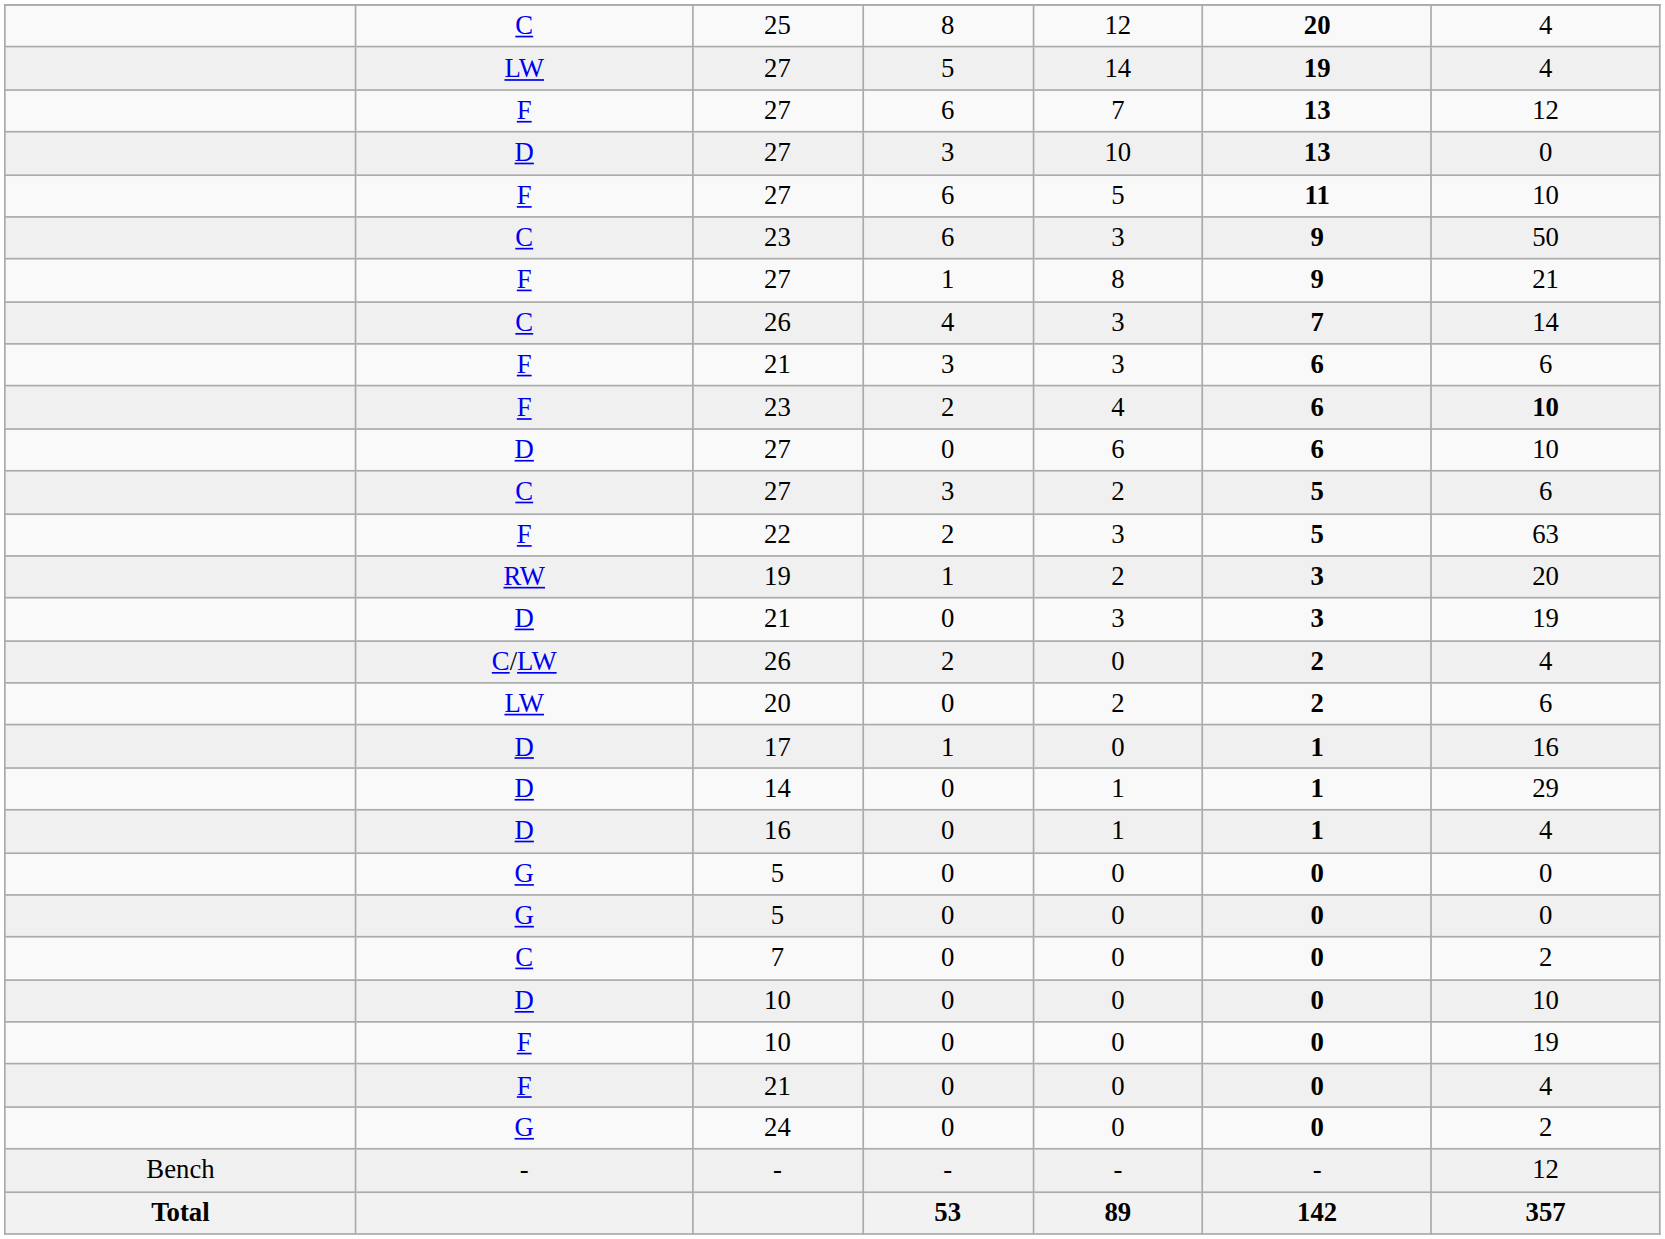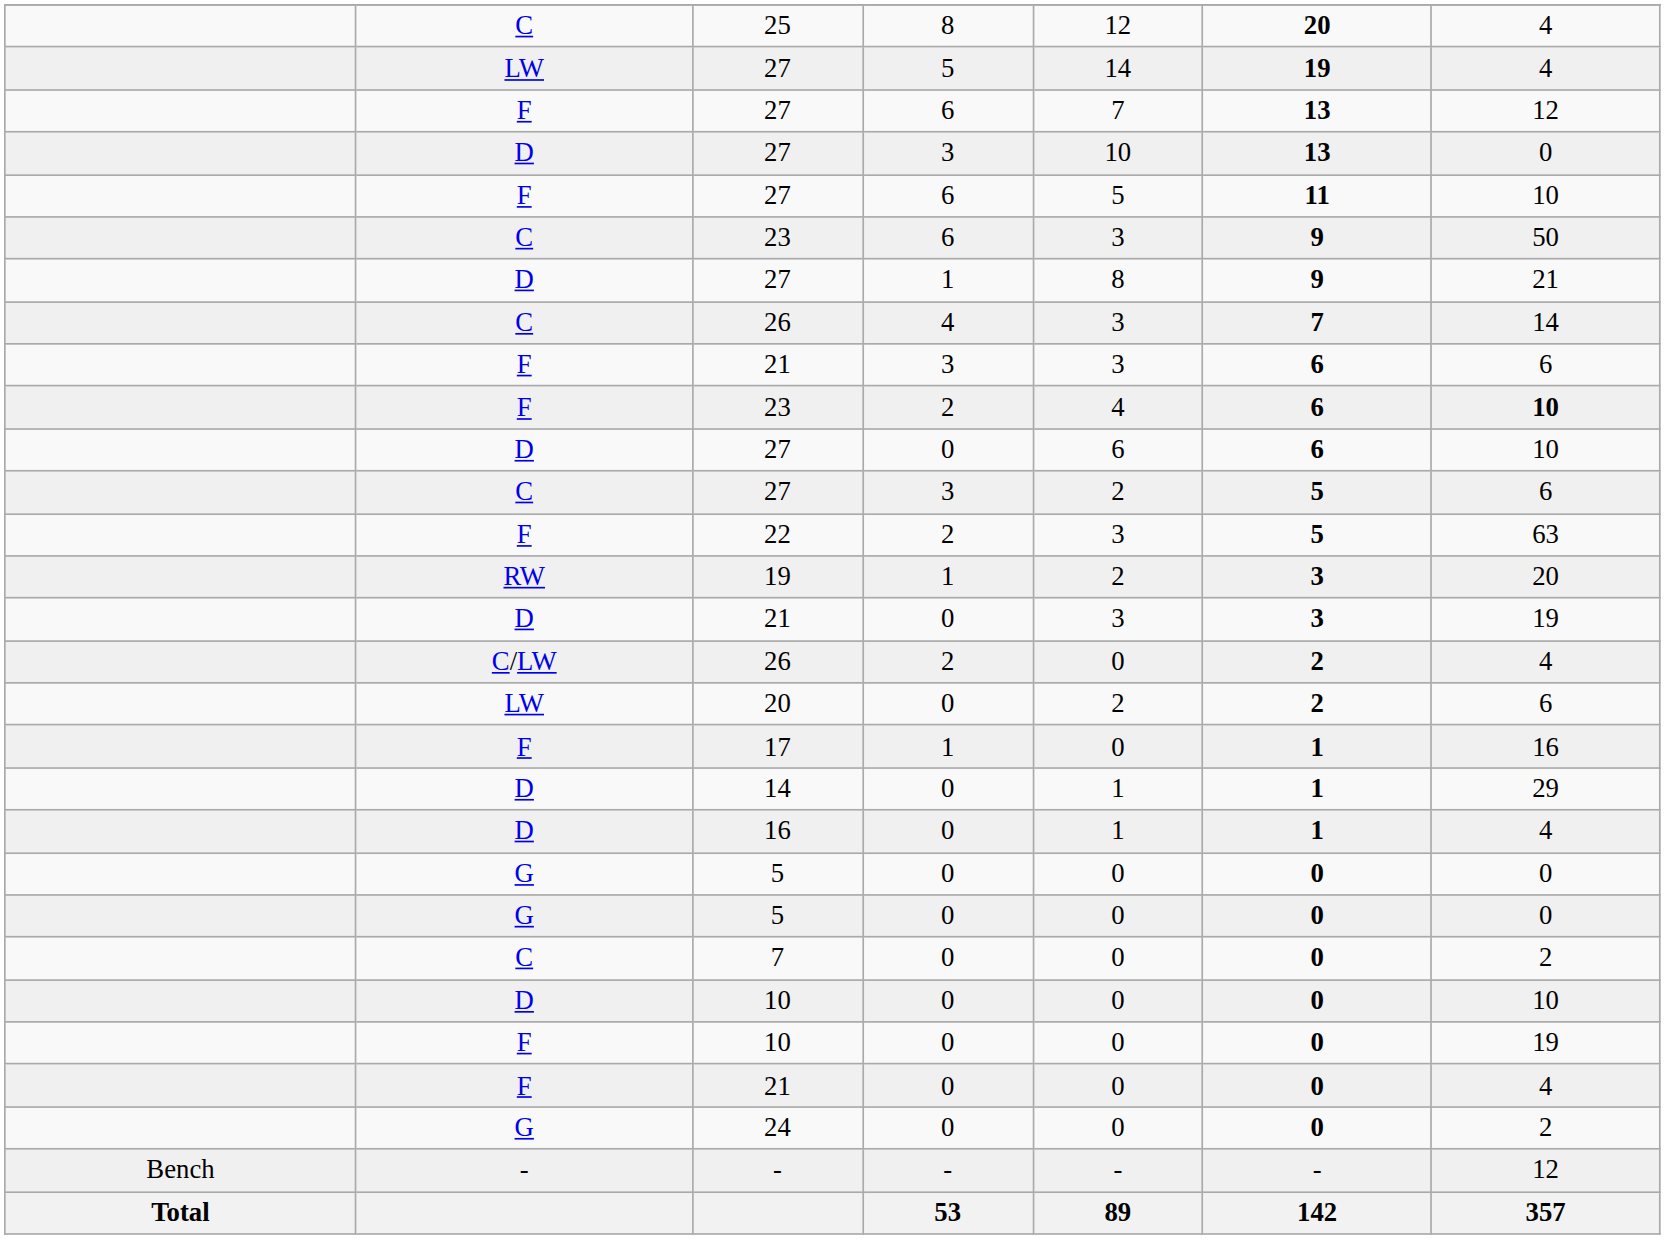(524, 279) F -> (524, 279) D
(524, 746) D -> (524, 746) F
